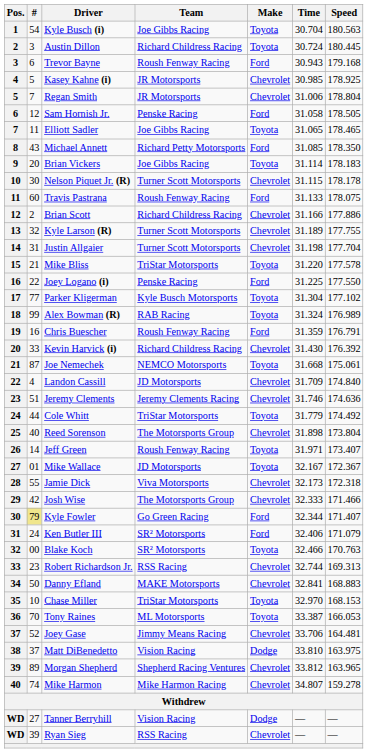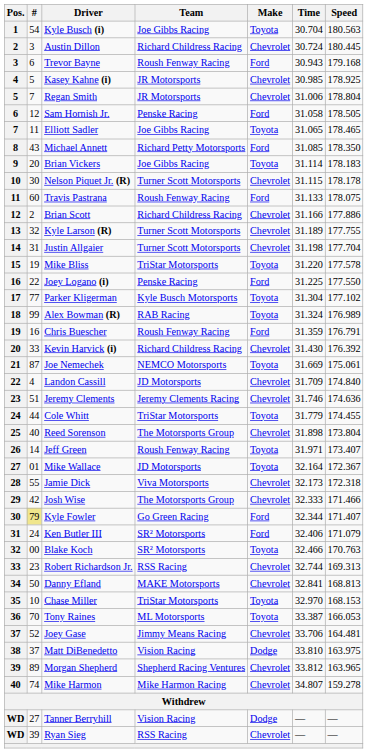(264, 46) Toyota -> (270, 46) Chevrolet
(34, 264) 21 -> (34, 264) 19
(309, 365) 31.668 -> (309, 365) 31.669
(344, 416) 174.492 -> (344, 416) 174.455
(309, 466) 32.167 -> (309, 466) 32.164
(344, 584) 168.883 -> (344, 584) 168.813
